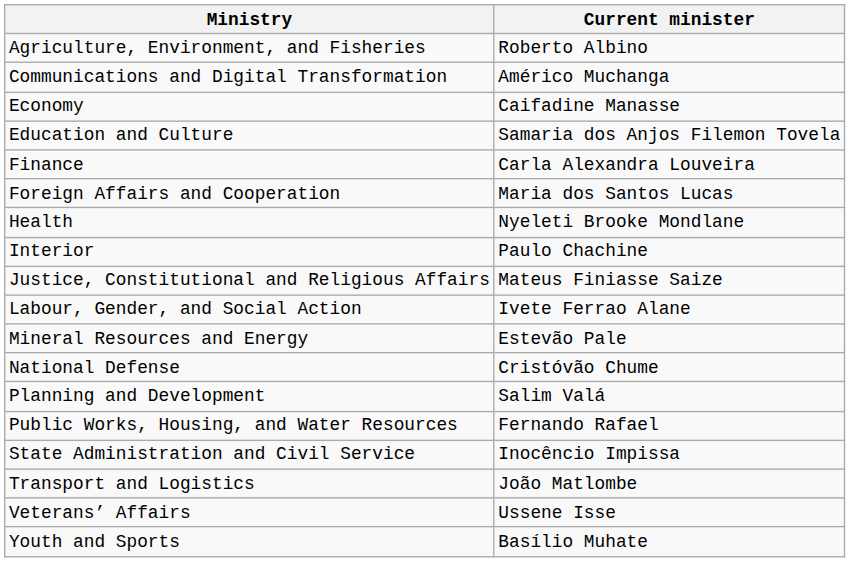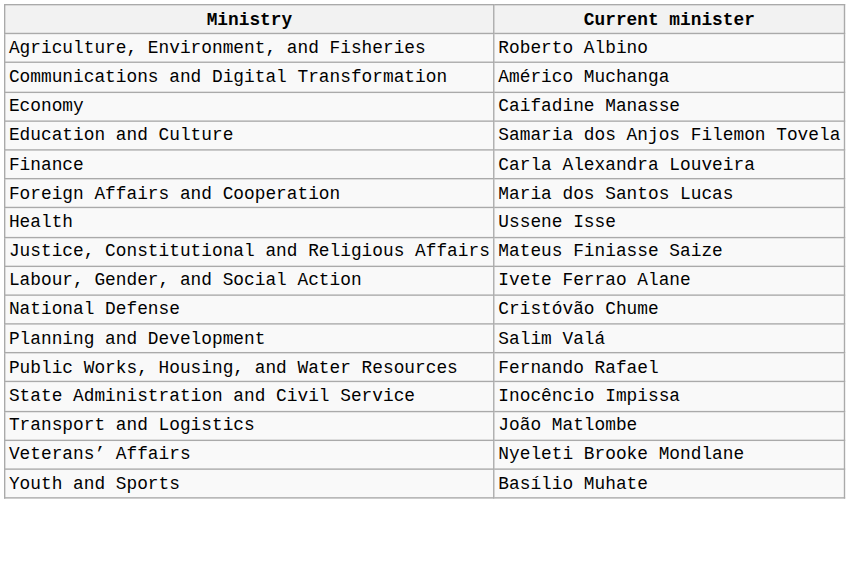(621, 222) Nyeleti Brooke Mondlane -> (557, 222) Ussene Isse
- row: (52, 251)
- row: (159, 338)
(557, 513) Ussene Isse -> (621, 455) Nyeleti Brooke Mondlane
